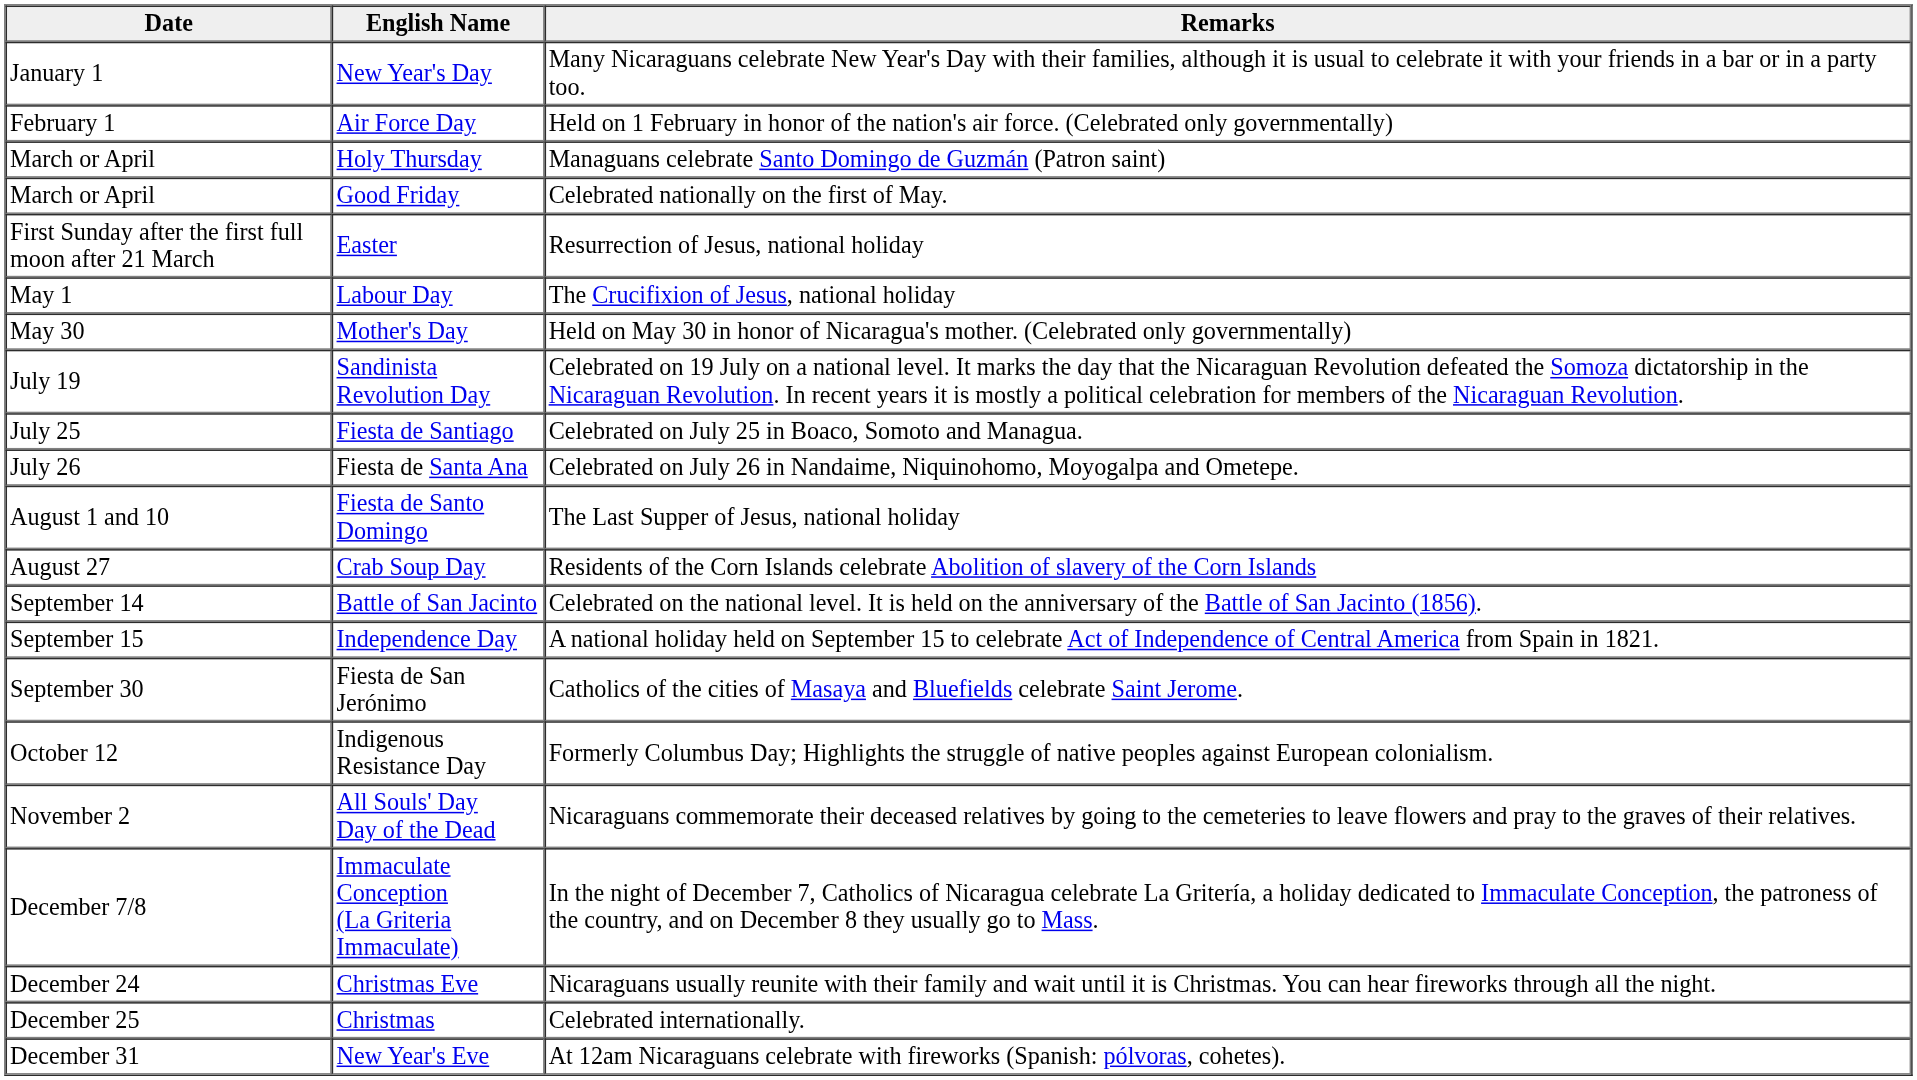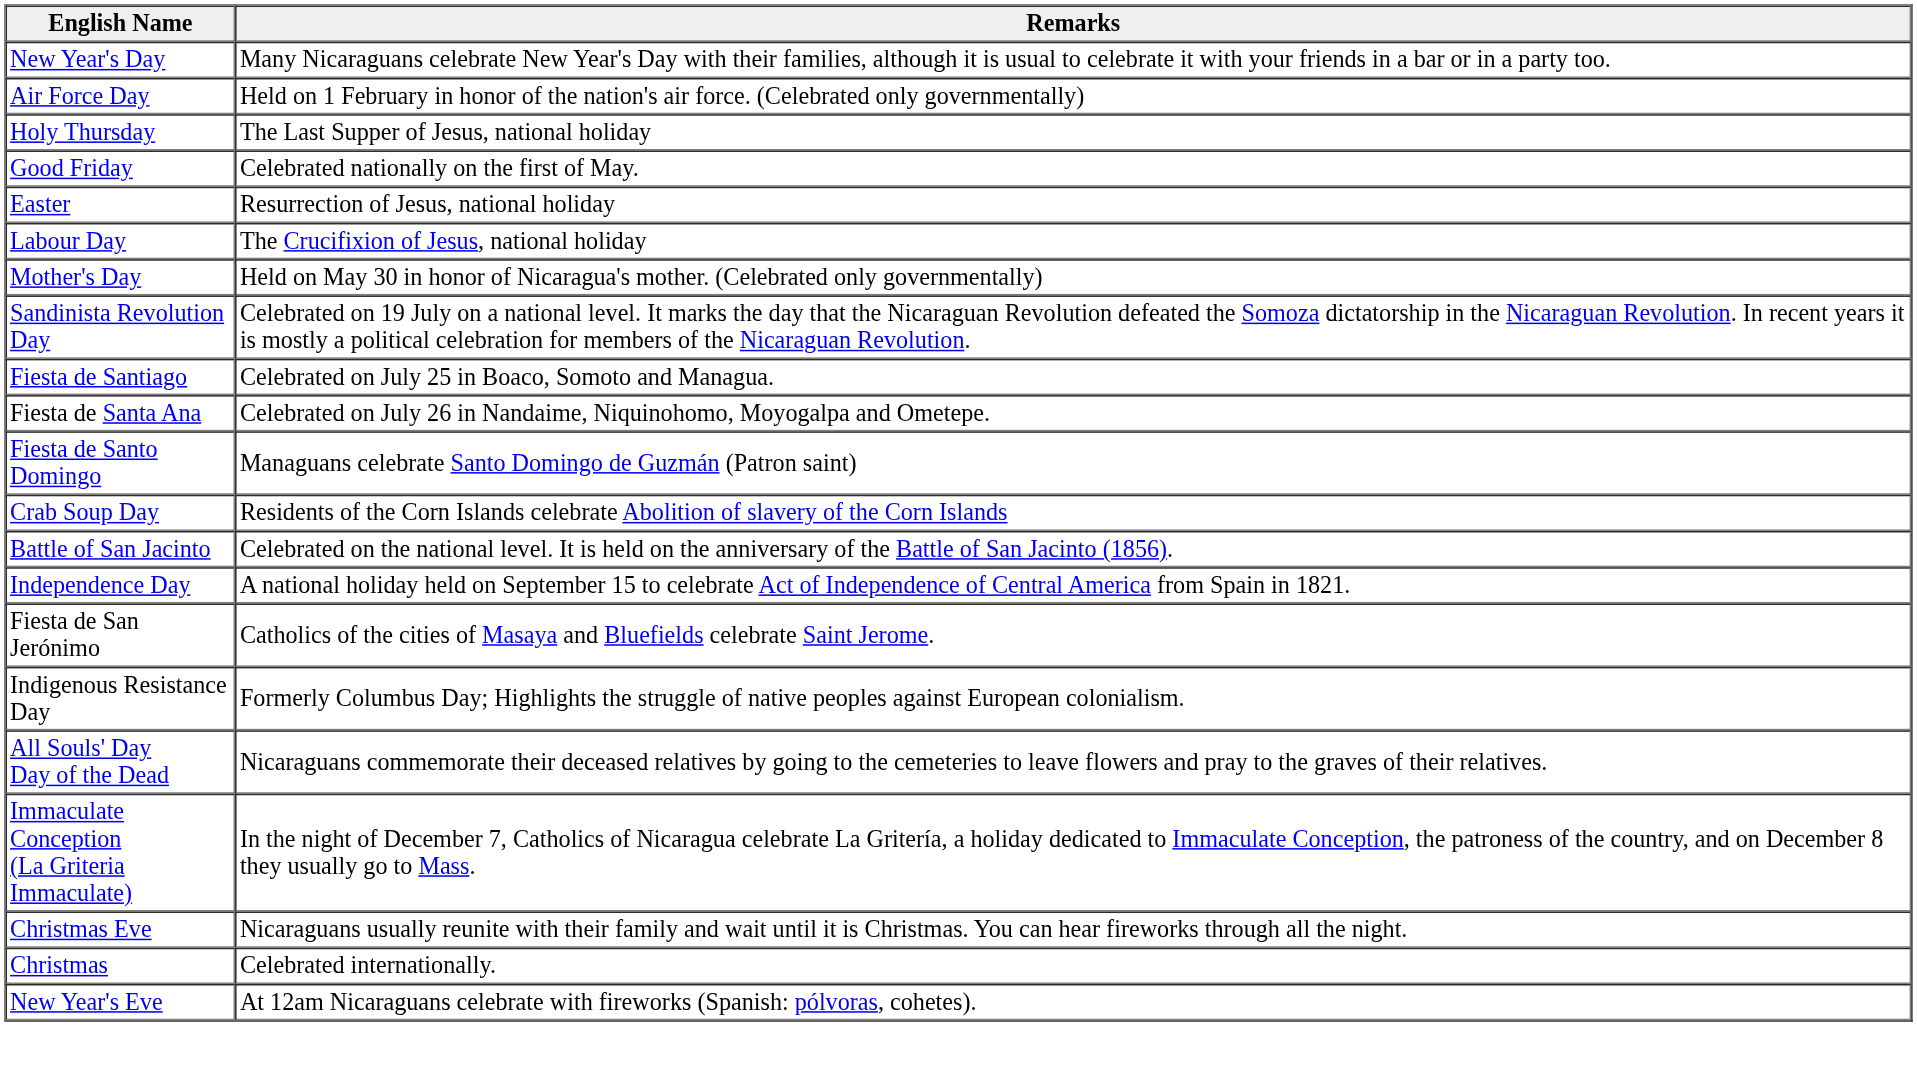- column: (169, 23)
(857, 159) Managuans celebrate Santo Domingo de Guzmán (Patron saint) -> (446, 132) The Last Supper of Jesus, national holiday
(754, 517) The Last Supper of Jesus, national holiday -> (548, 462) Managuans celebrate Santo Domingo de Guzmán (Patron saint)
